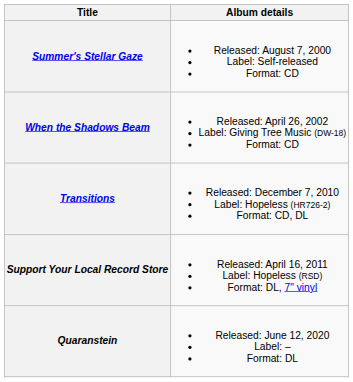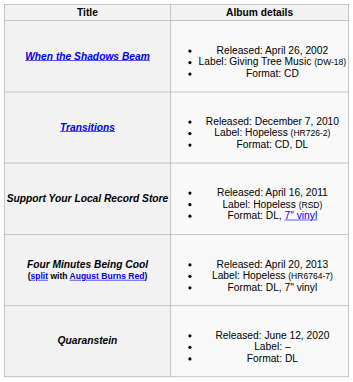- row: (87, 56)
+ row: (87, 270)
